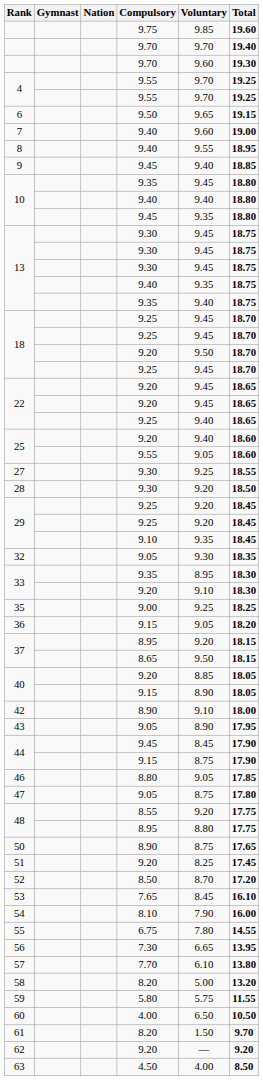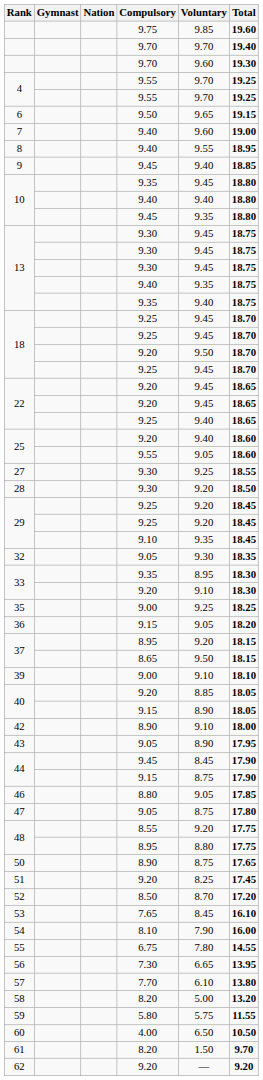+ row: (19, 676)
- row: (19, 1067)
